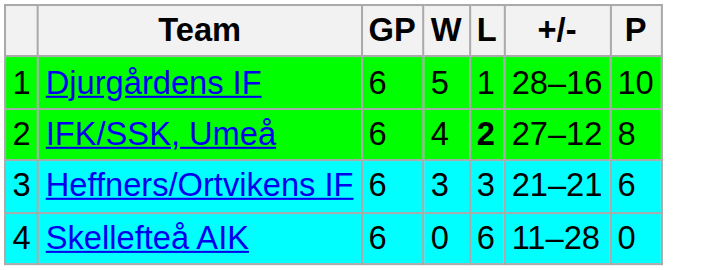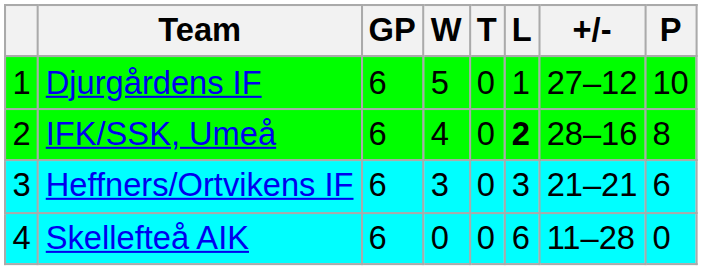+ column: (487, 30)
(557, 82) 28–16 -> (592, 82) 27–12
(557, 133) 27–12 -> (592, 133) 28–16
